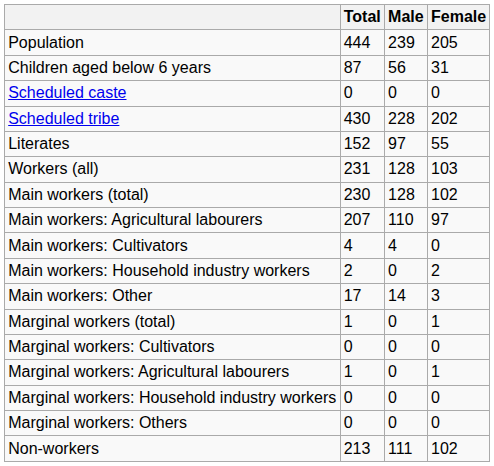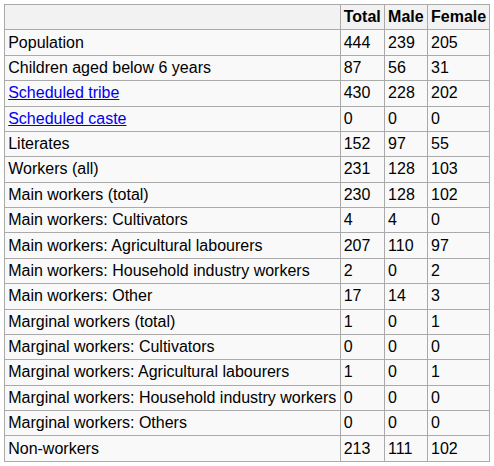rows swapped: (67, 93) <-> (64, 118)
rows swapped: (98, 245) <-> (135, 220)
